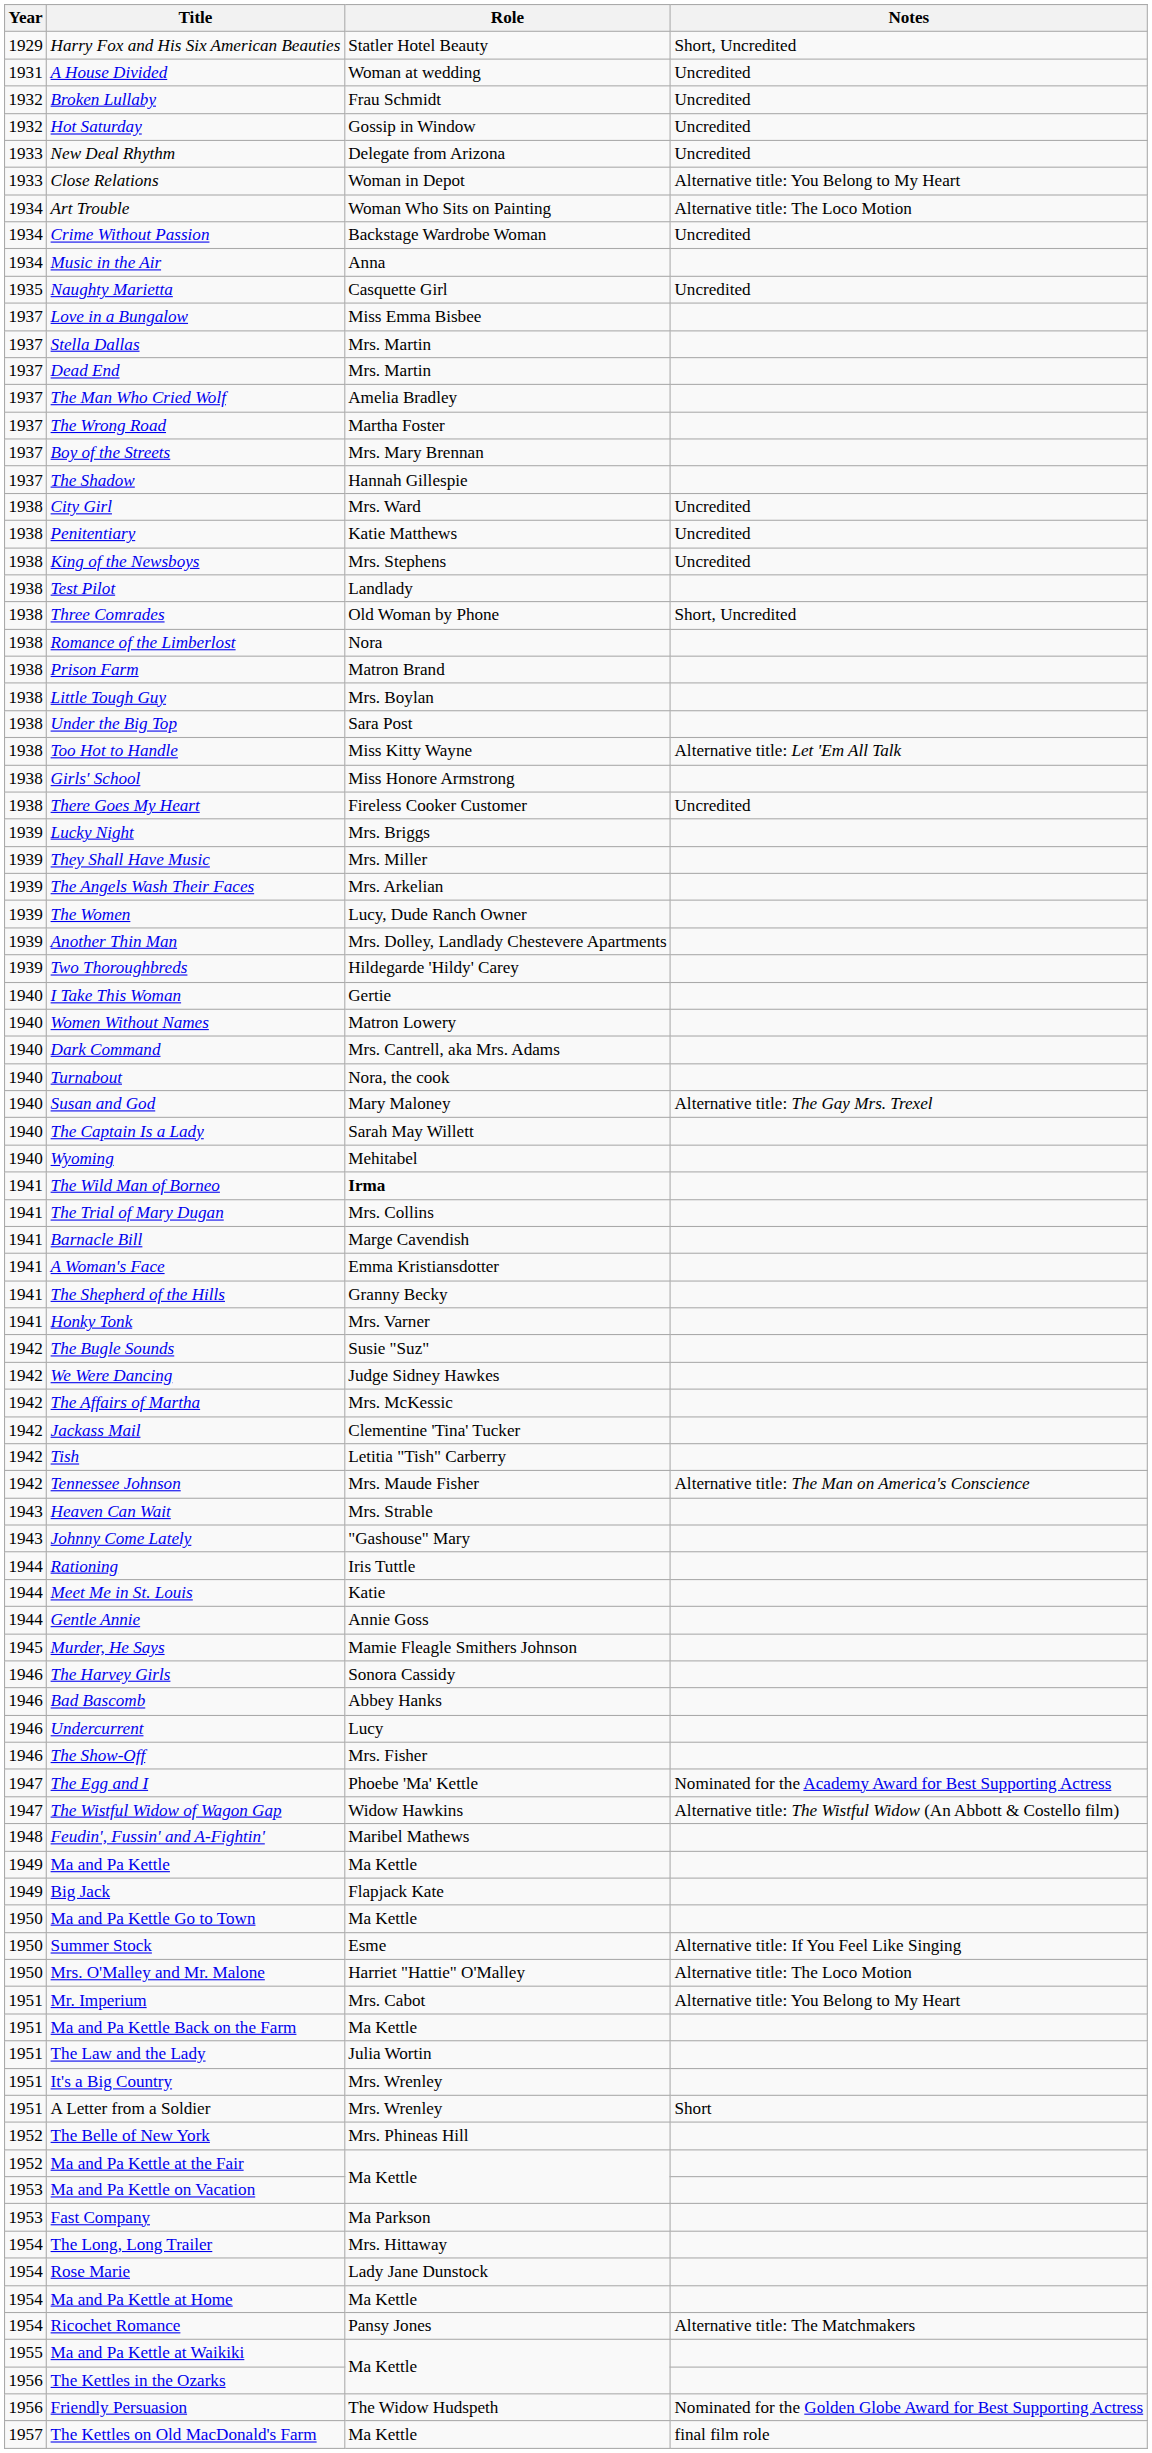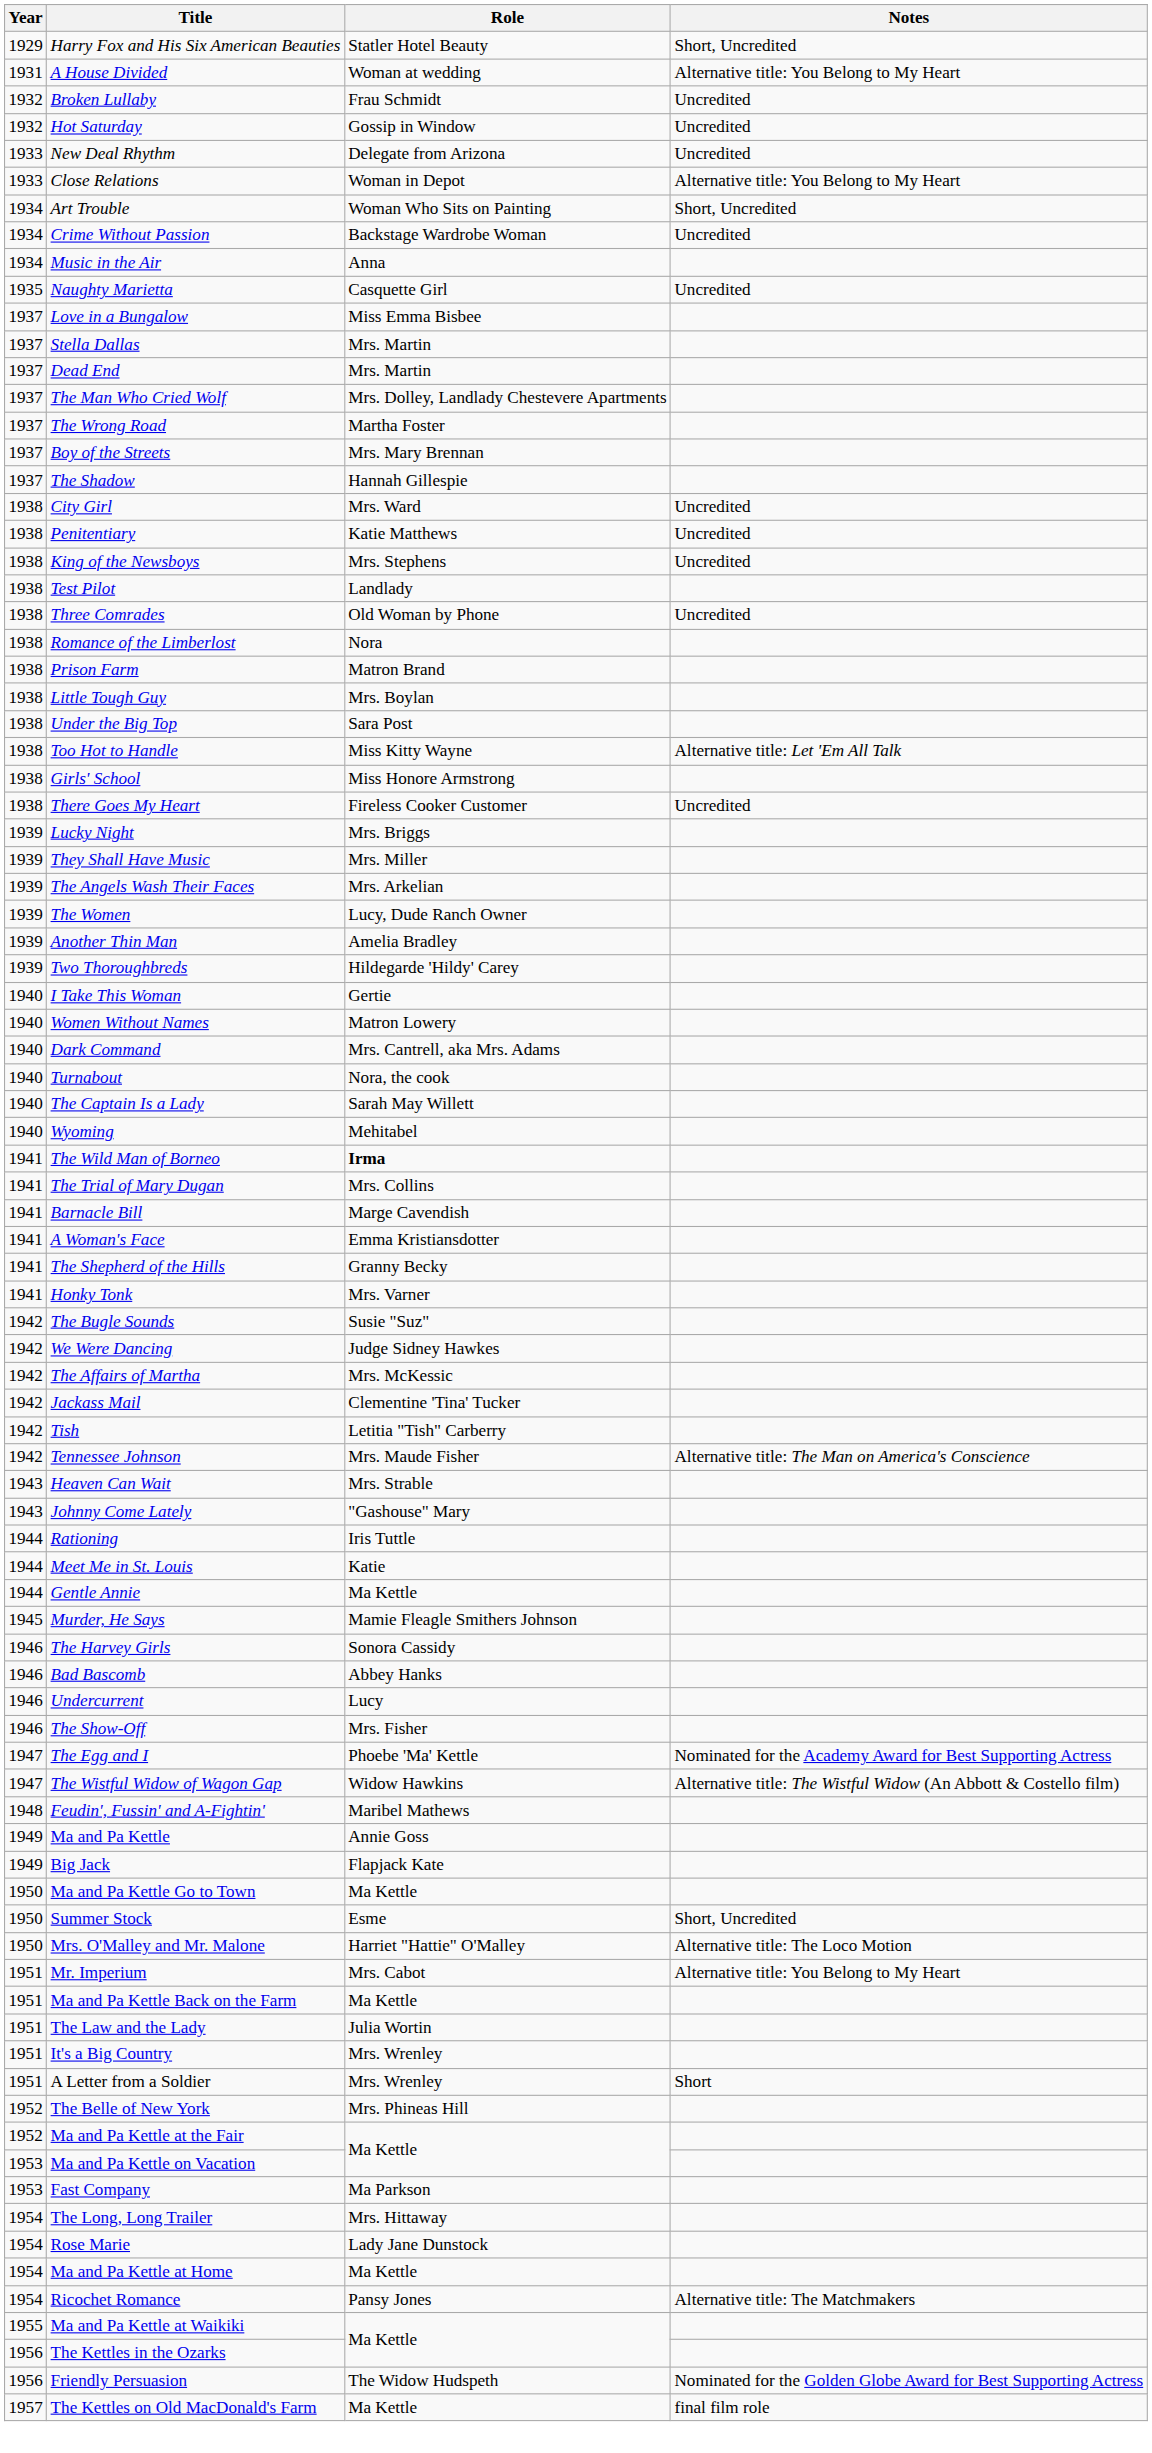(713, 72) Uncredited -> (817, 72) Alternative title: You Belong to My Heart
(793, 208) Alternative title: The Loco Motion -> (735, 208) Short, Uncredited
(403, 398) Amelia Bradley -> (507, 398) Mrs. Dolley, Landlady Chestevere Apartments
(735, 615) Short, Uncredited -> (713, 615) Uncredited
(507, 941) Mrs. Dolley, Landlady Chestevere Apartments -> (403, 941) Amelia Bradley
- row: (103, 1104)
(388, 1619) Annie Goss -> (383, 1592) Ma Kettle
(383, 1864) Ma Kettle -> (388, 1837) Annie Goss
(818, 1945) Alternative title: If You Feel Like Singing -> (735, 1918) Short, Uncredited
